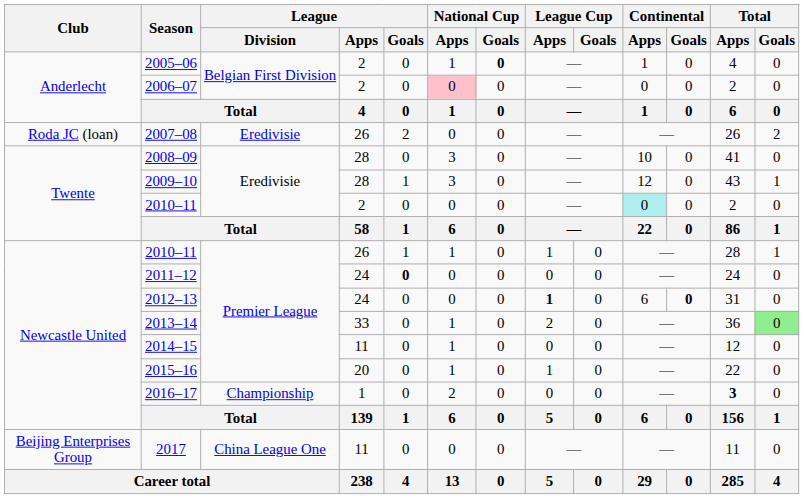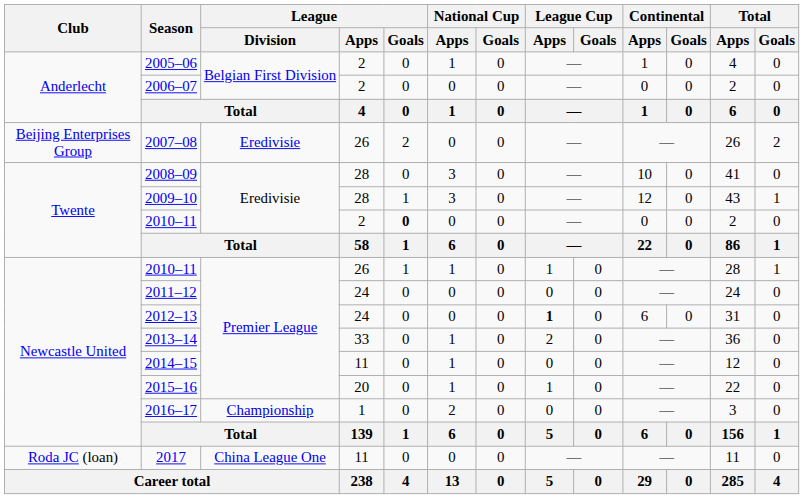(501, 63) bold -> (501, 63) normal
(452, 87) pink background -> (452, 87) no background
(73, 134) Roda JC (loan) -> (73, 142) Beijing Enterprises Group
(406, 205) normal -> (406, 221) bold
(645, 205) paleturquoise background -> (645, 221) no background
(406, 275) bold -> (406, 292) normal
(689, 299) bold -> (689, 316) normal
(777, 323) lightgreen background -> (777, 339) no background
(733, 393) bold -> (733, 410) normal
(73, 449) Beijing Enterprises Group -> (73, 457) Roda JC (loan)
